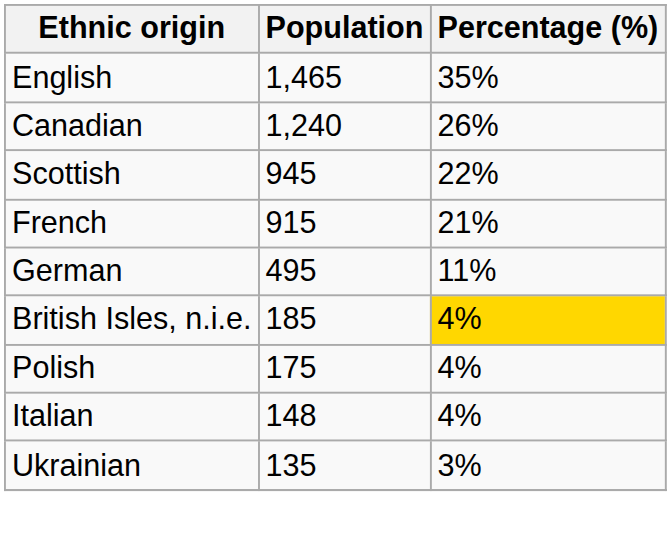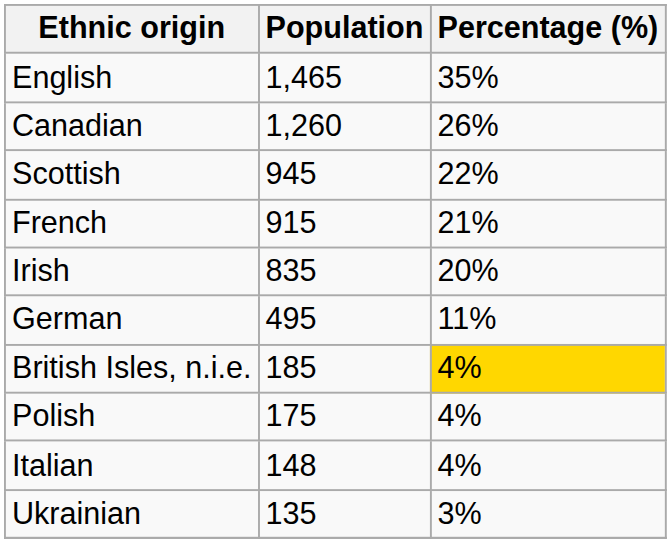(304, 125) 1,240 -> (304, 125) 1,260
+ row: (41, 271)
